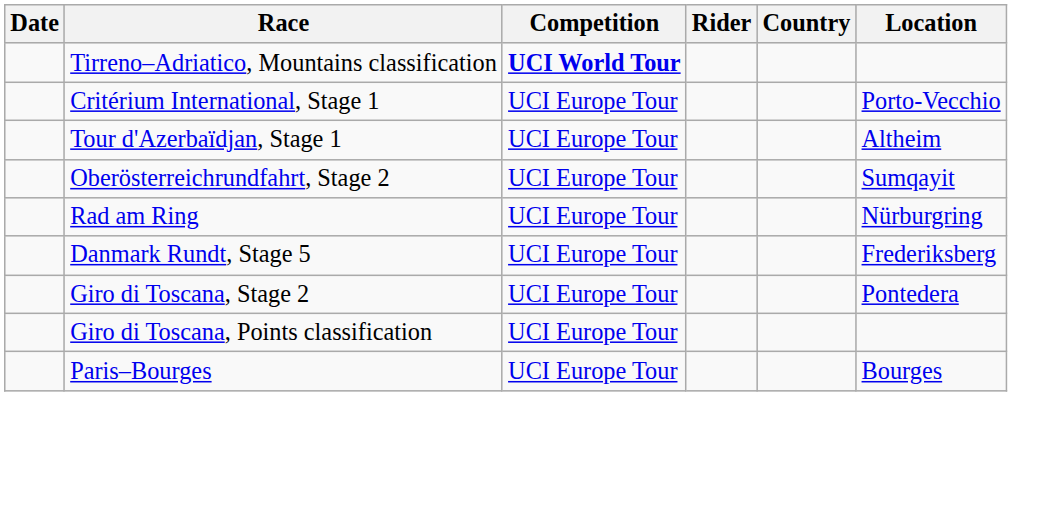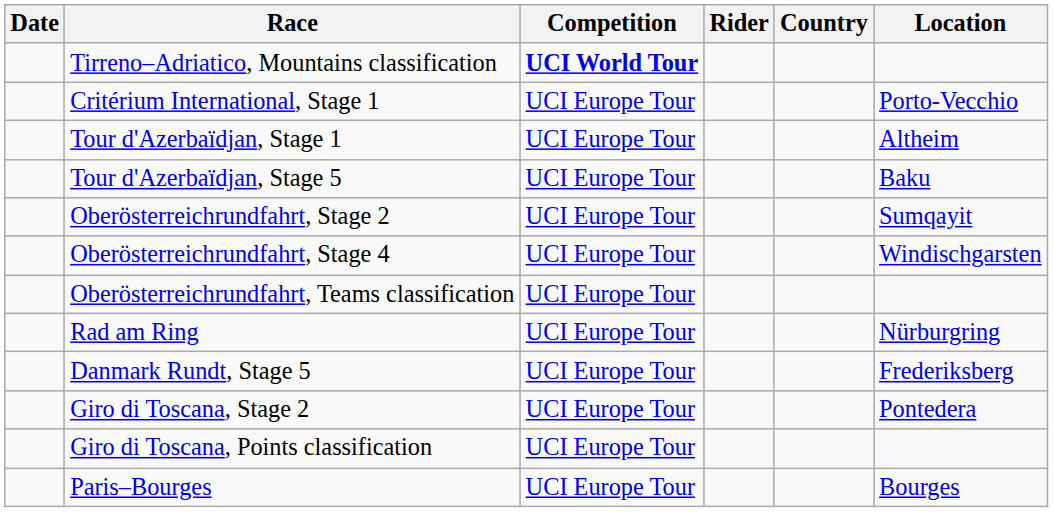+ row: (206, 178)
+ row: (230, 255)
+ row: (292, 293)
